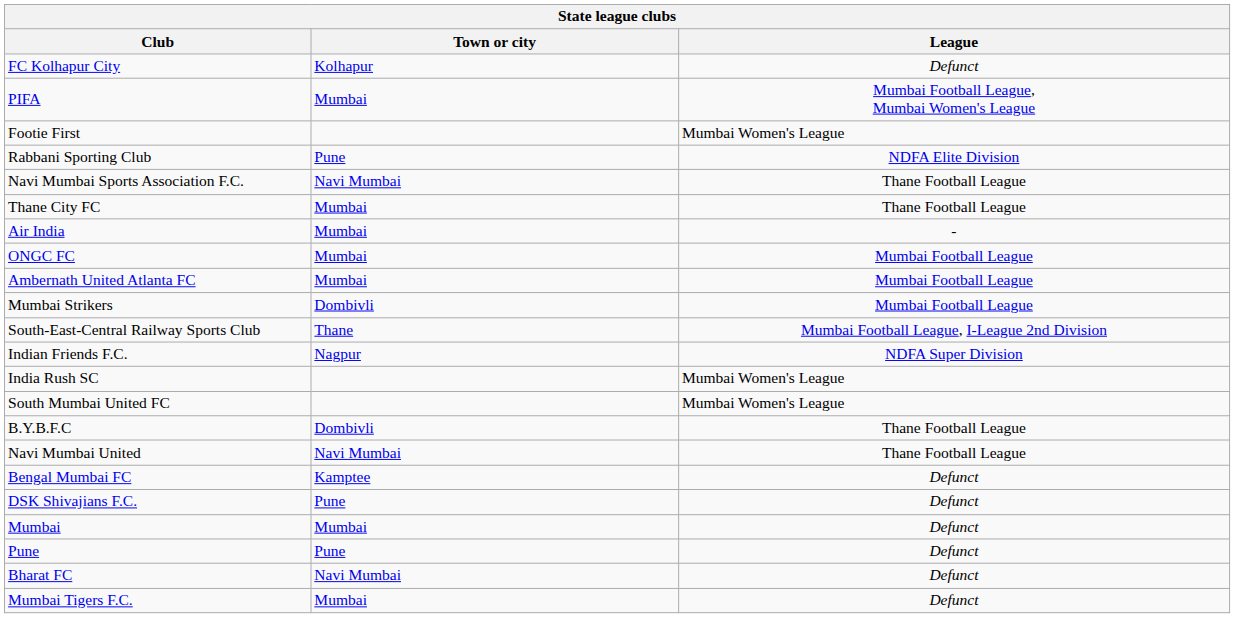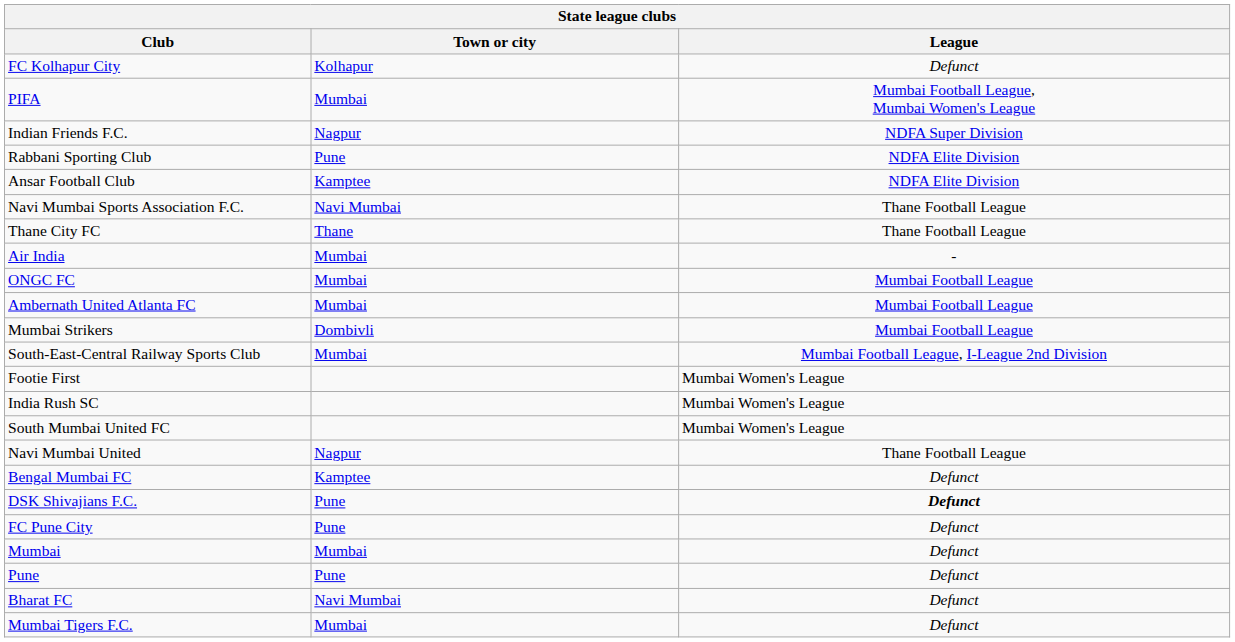rows swapped: (68, 354) <-> (44, 132)
+ row: (71, 181)
(341, 206) Mumbai -> (334, 231) Thane
(334, 329) Thane -> (341, 354) Mumbai
- row: (40, 428)
(358, 452) Navi Mumbai -> (338, 452) Nagpur
(954, 501) normal -> (954, 501) bold
+ row: (50, 526)
